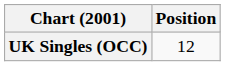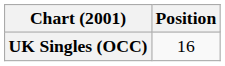(186, 46) 12 -> (186, 46) 16
